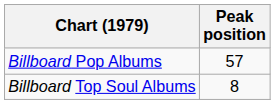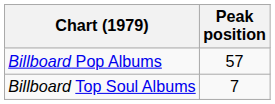(235, 86) 8 -> (235, 86) 7
